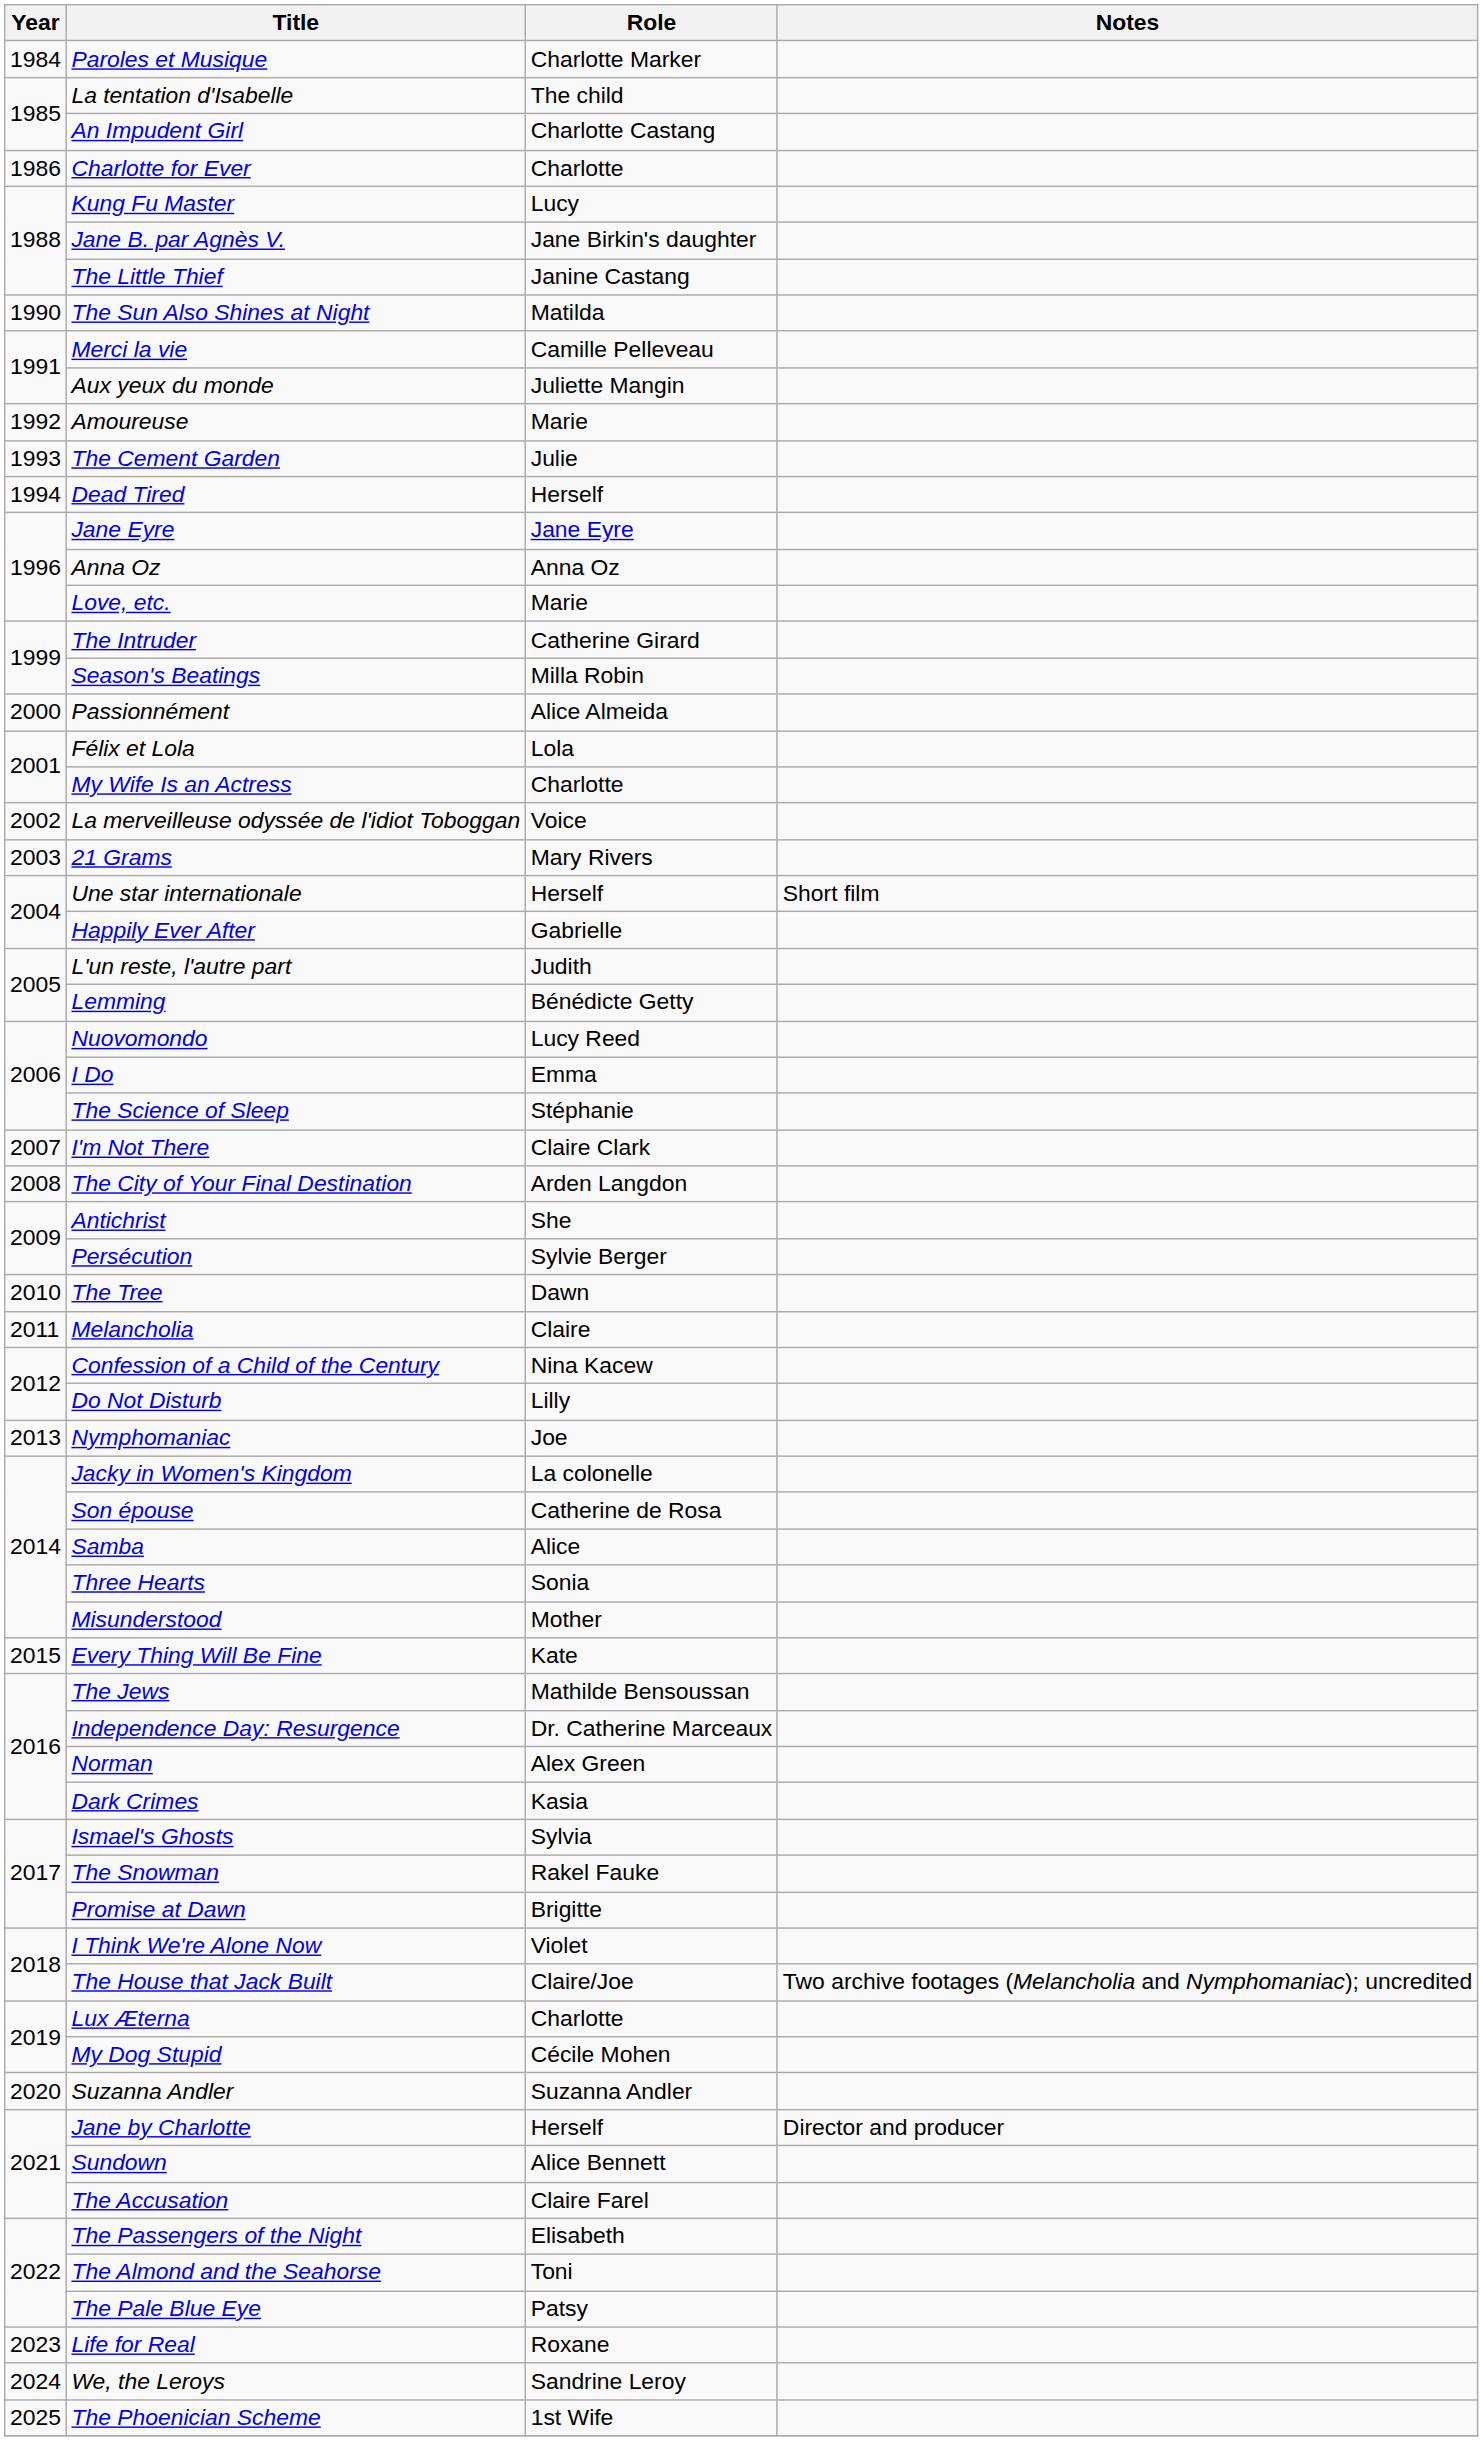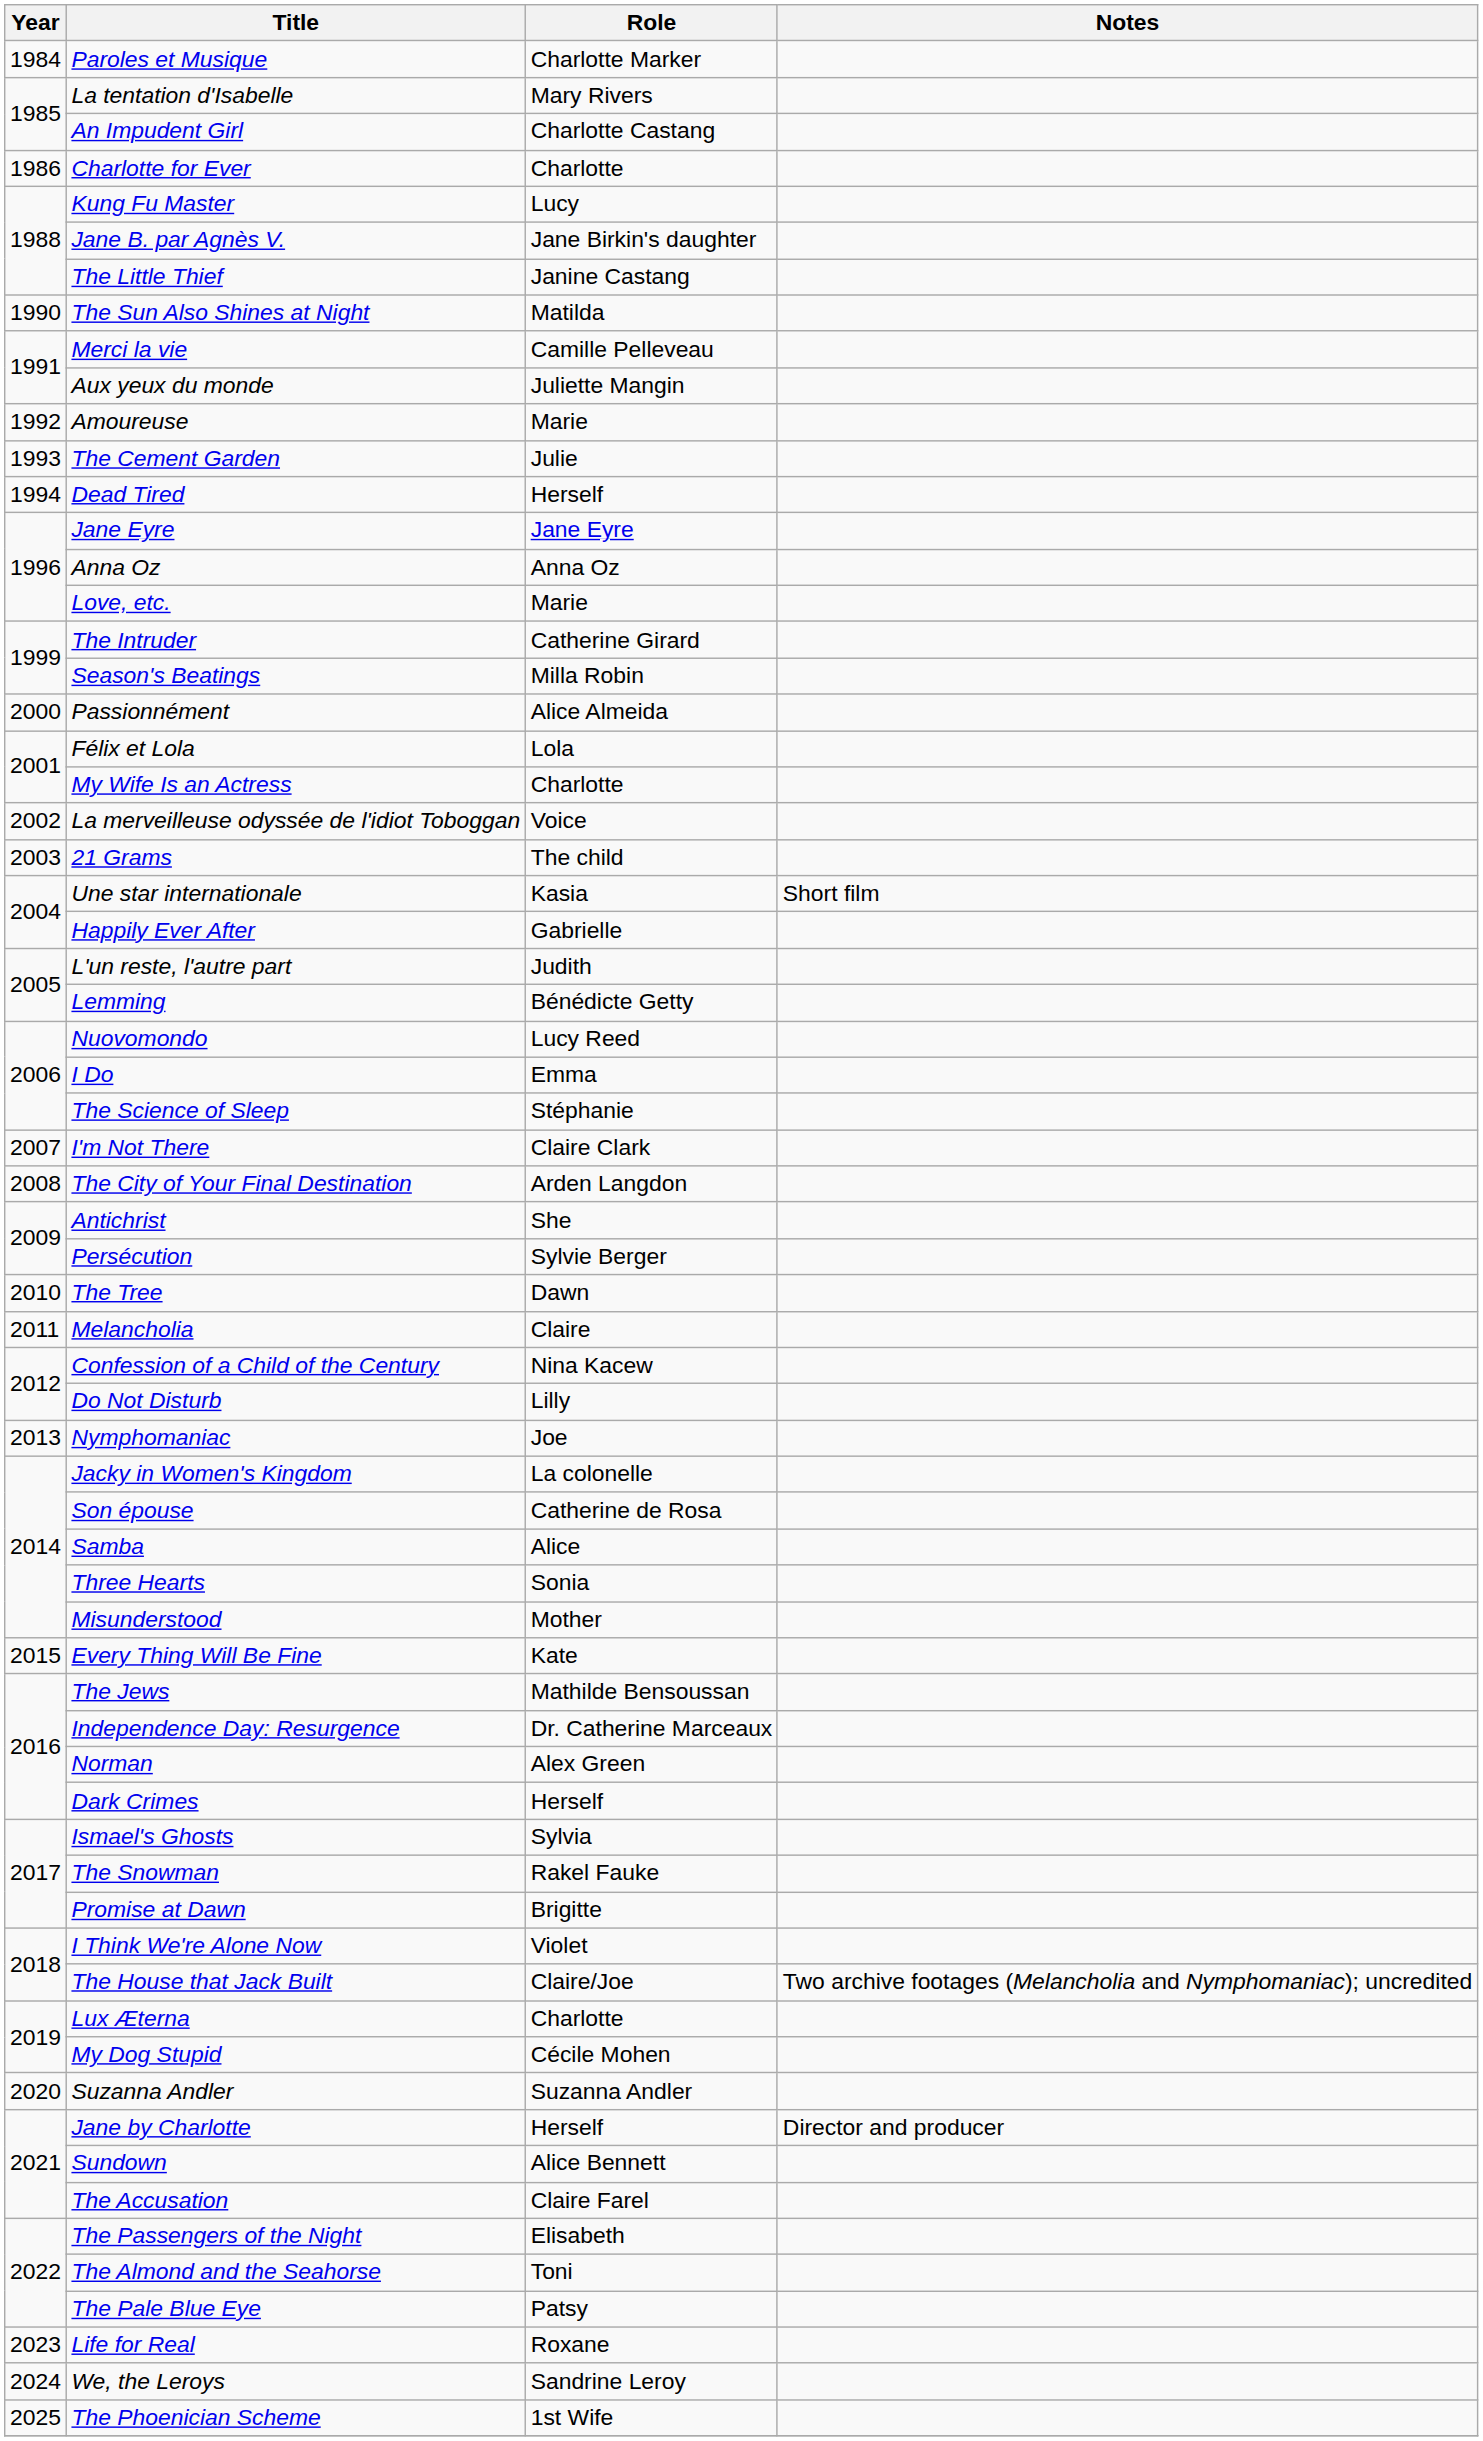(577, 95) The child -> (592, 95) Mary Rivers
(592, 857) Mary Rivers -> (577, 857) The child
(567, 893) Herself -> (559, 893) Kasia
(559, 1800) Kasia -> (567, 1800) Herself
